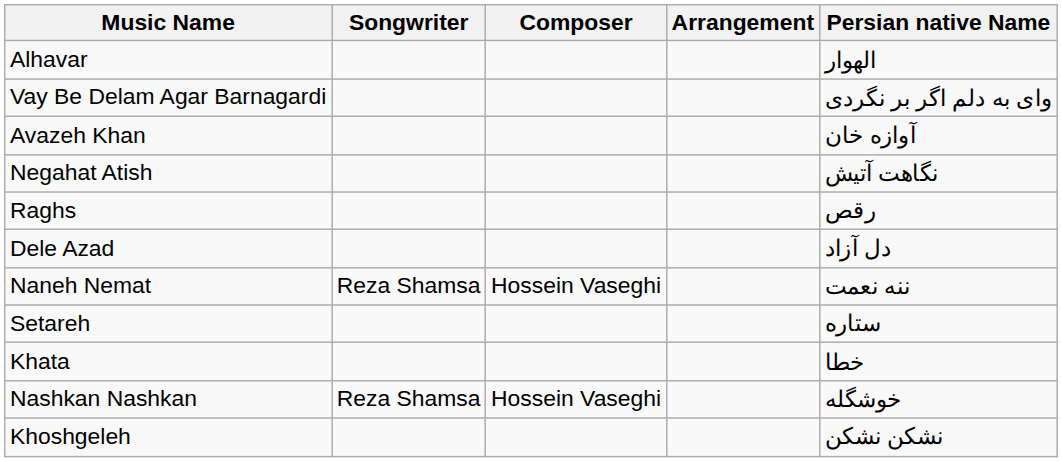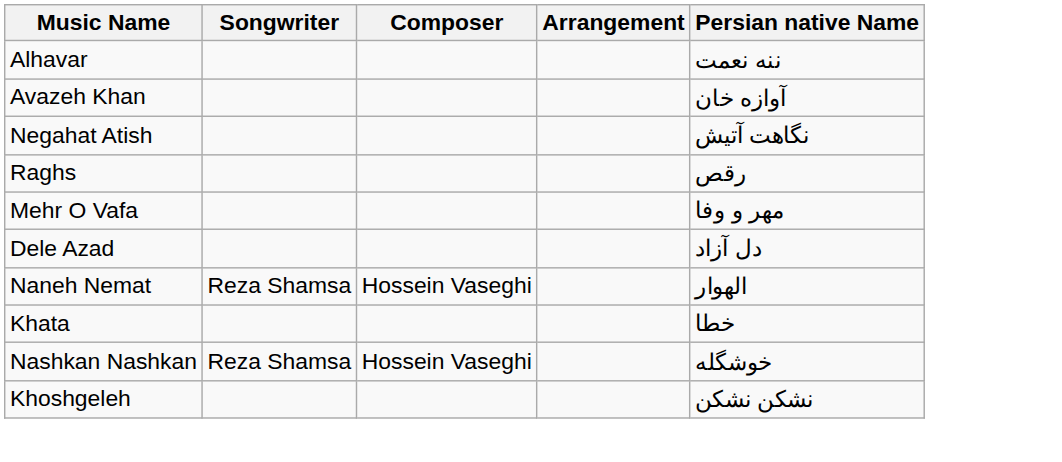(850, 60) الهوار -> (738, 60) ننه نعمت
- row: (168, 97)
+ row: (74, 210)
(867, 286) ننه نعمت -> (721, 286) الهوار
- row: (50, 323)
